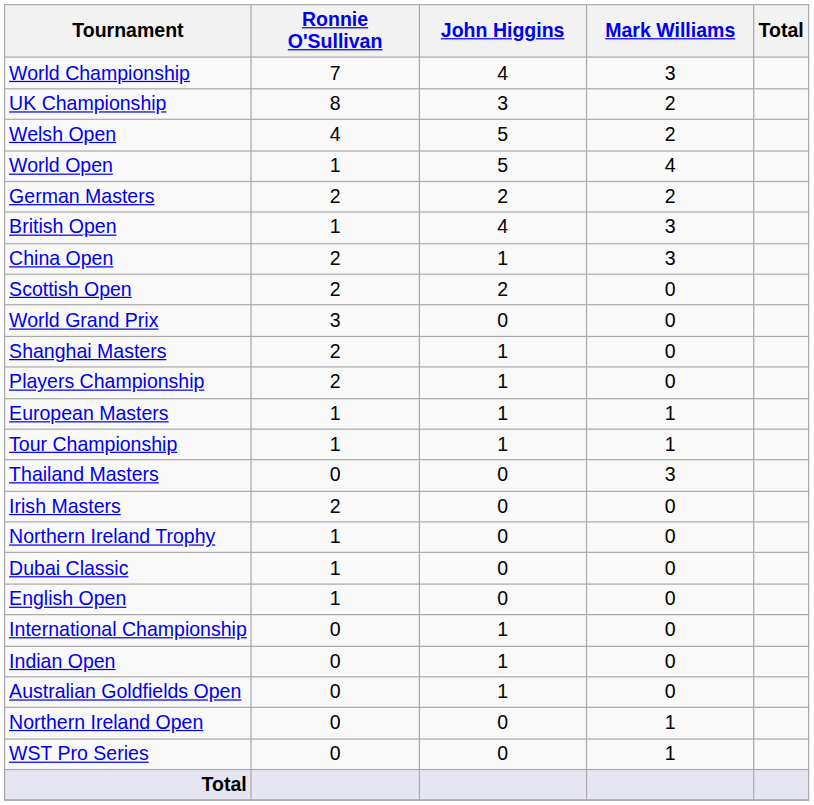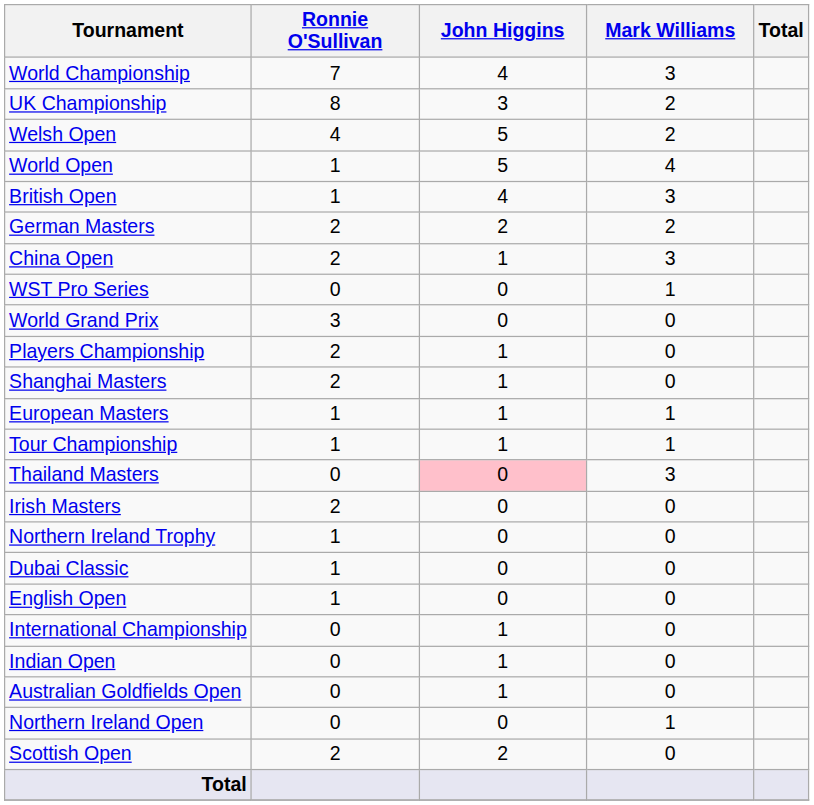rows swapped: (63, 227) <-> (82, 196)
rows swapped: (70, 289) <-> (79, 753)
rows swapped: (88, 351) <-> (107, 382)
(503, 475) no background -> (503, 475) pink background
